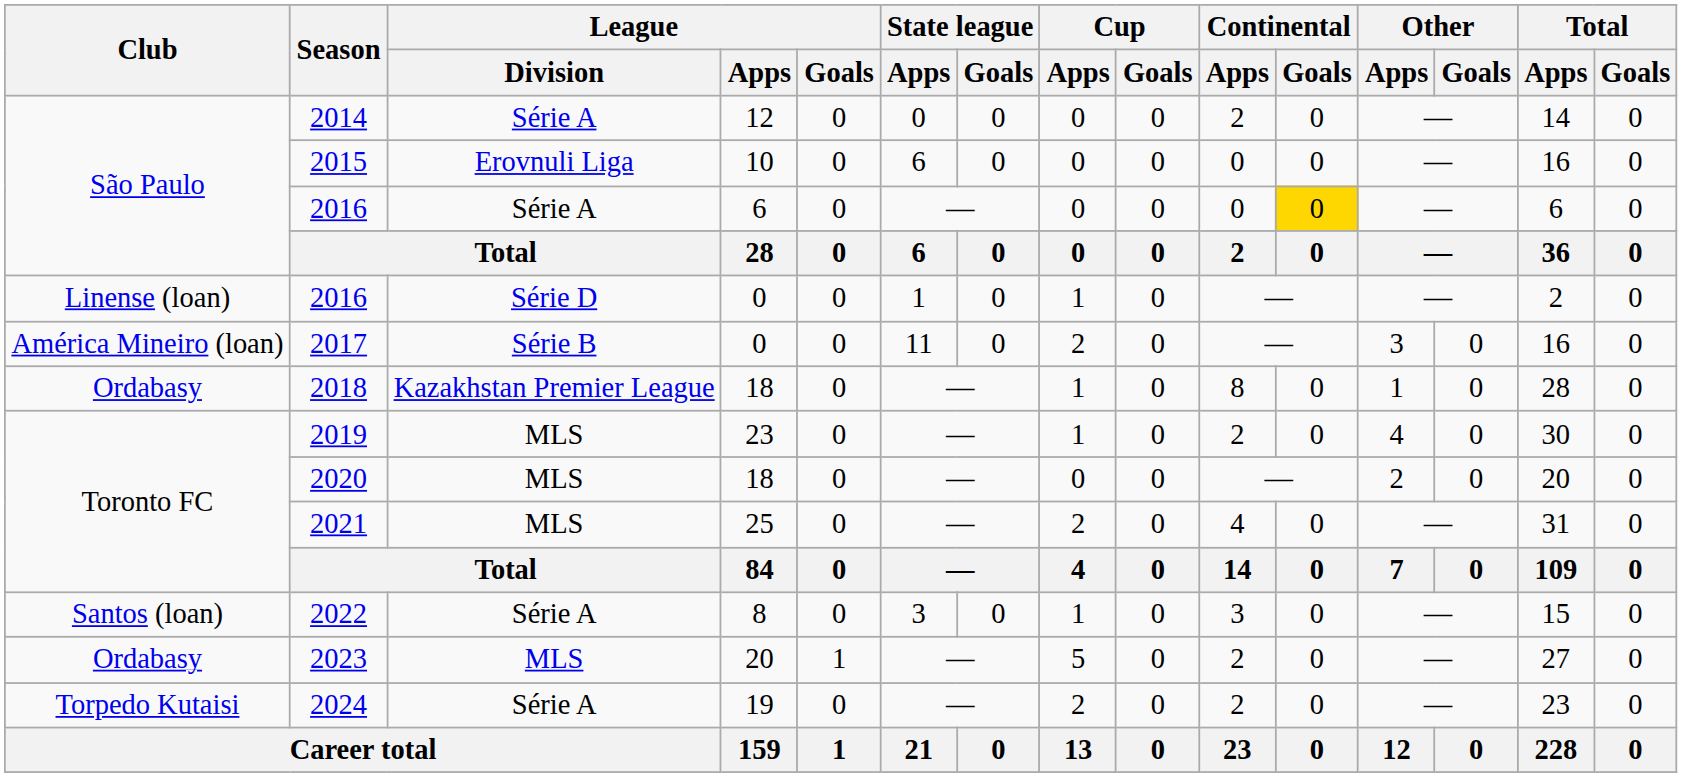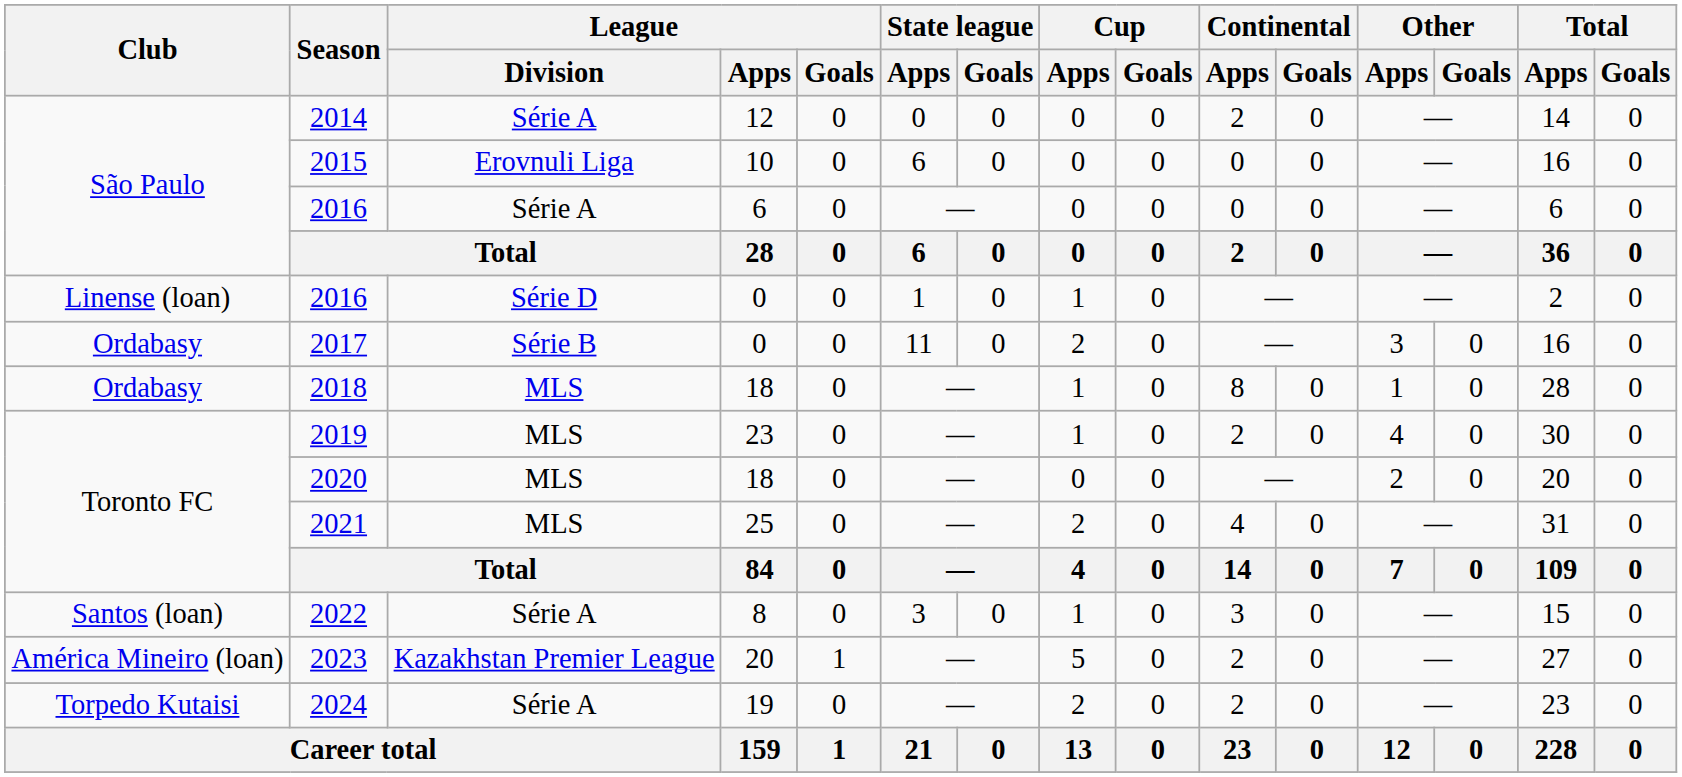(1317, 207) gold background -> (1317, 207) no background
(147, 343) América Mineiro (loan) -> (147, 343) Ordabasy
(554, 388) Kazakhstan Premier League -> (554, 388) MLS
(147, 659) Ordabasy -> (147, 659) América Mineiro (loan)
(554, 659) MLS -> (554, 659) Kazakhstan Premier League
